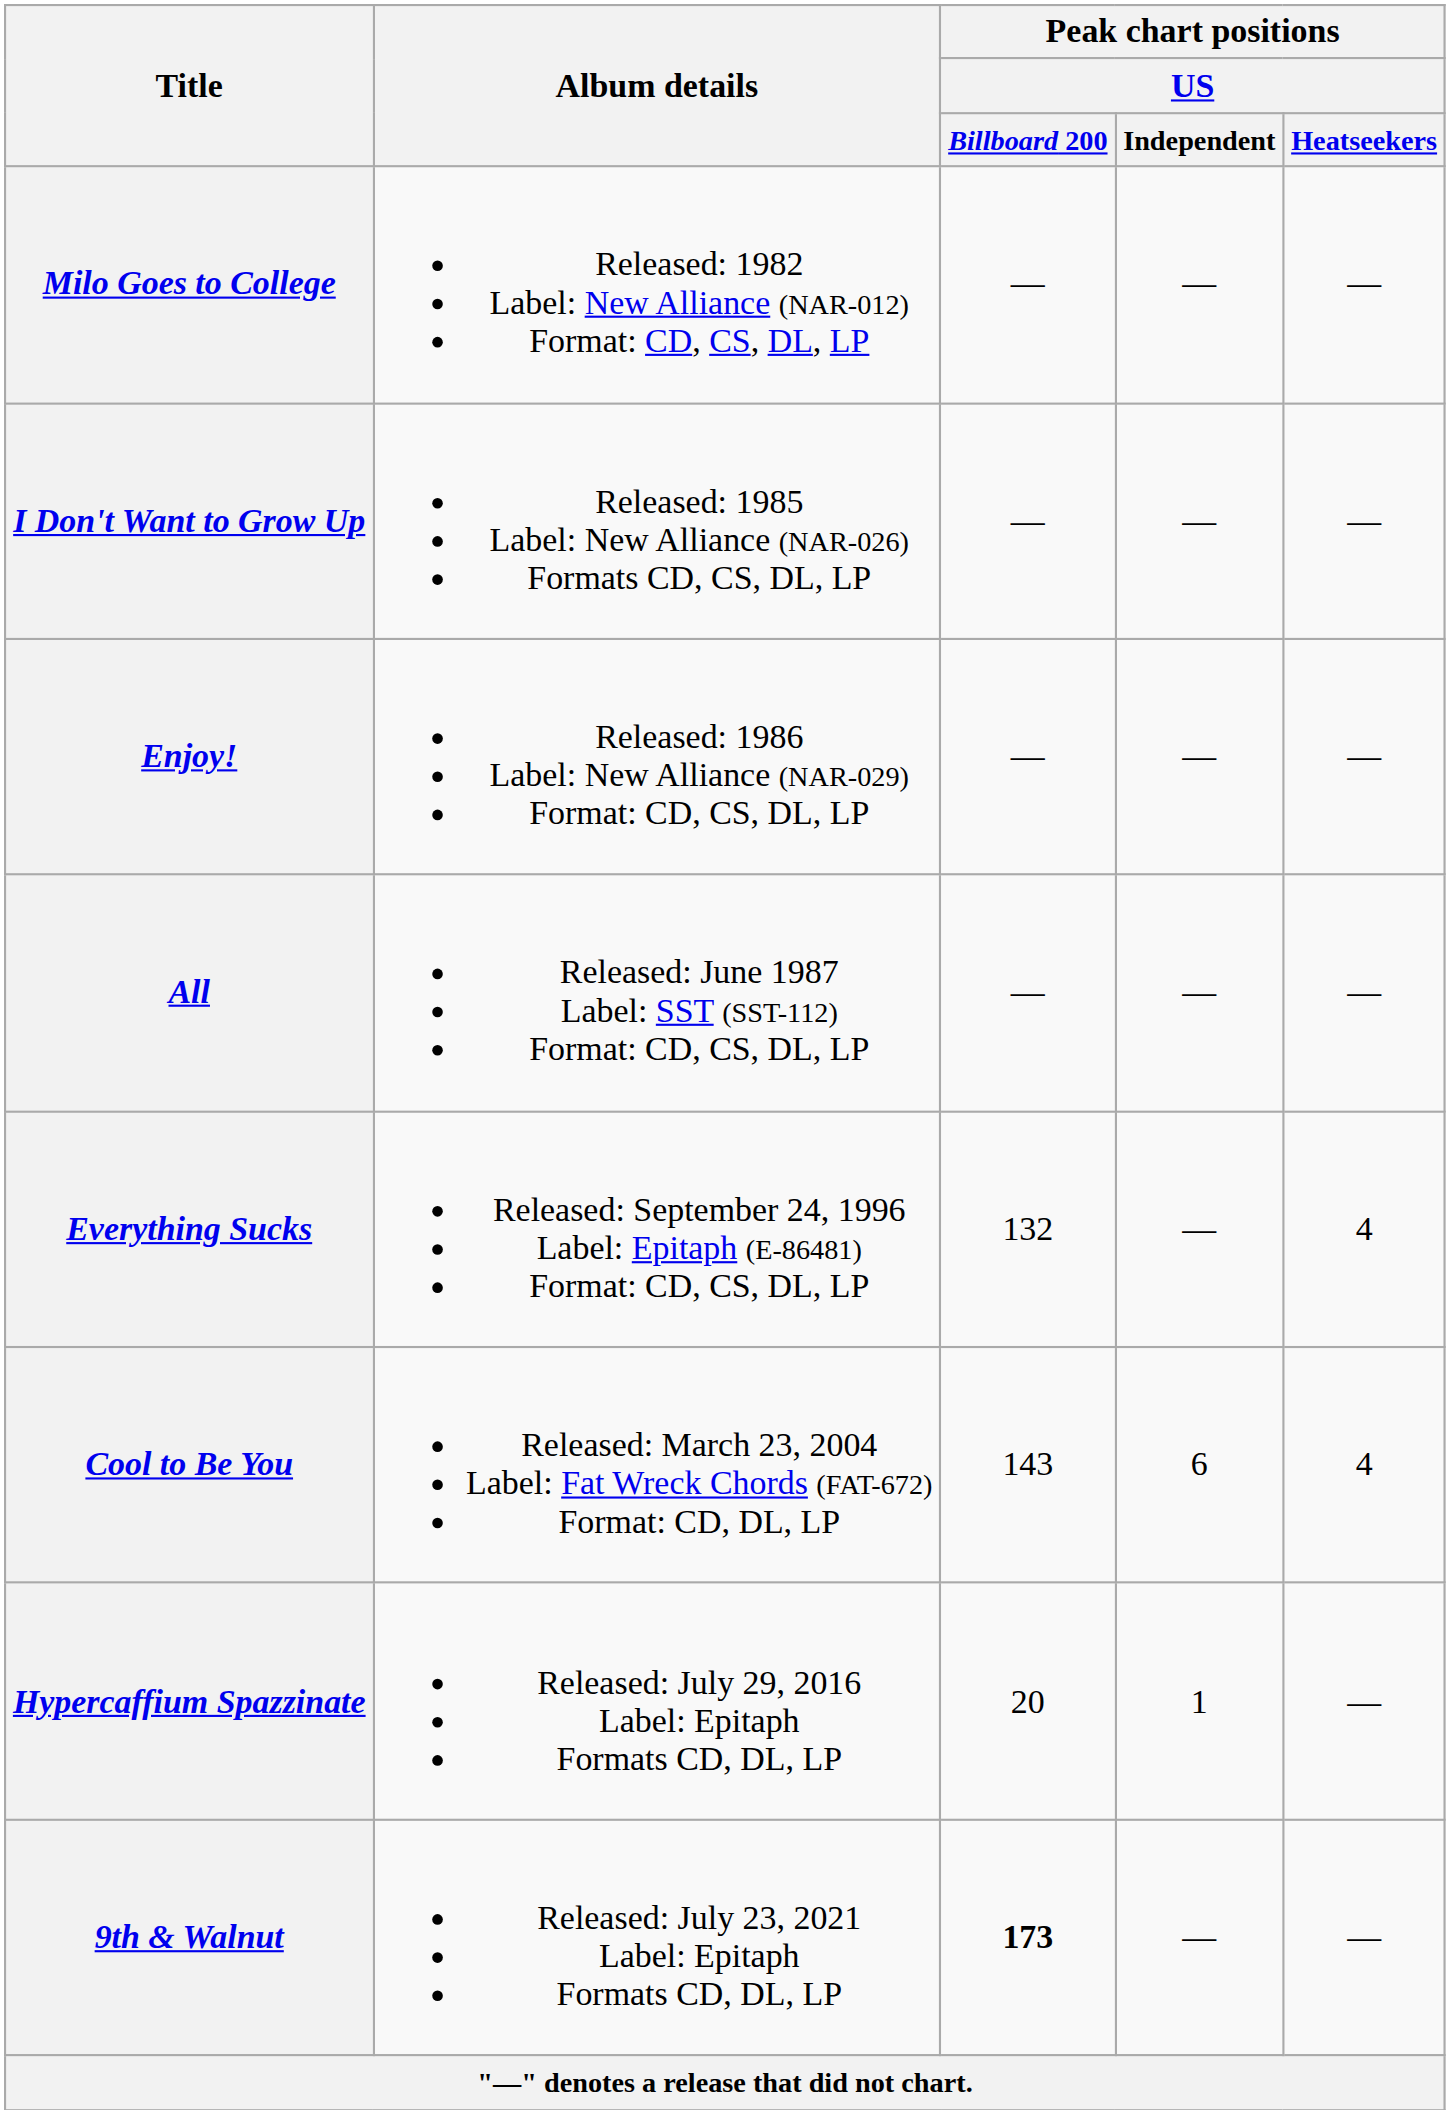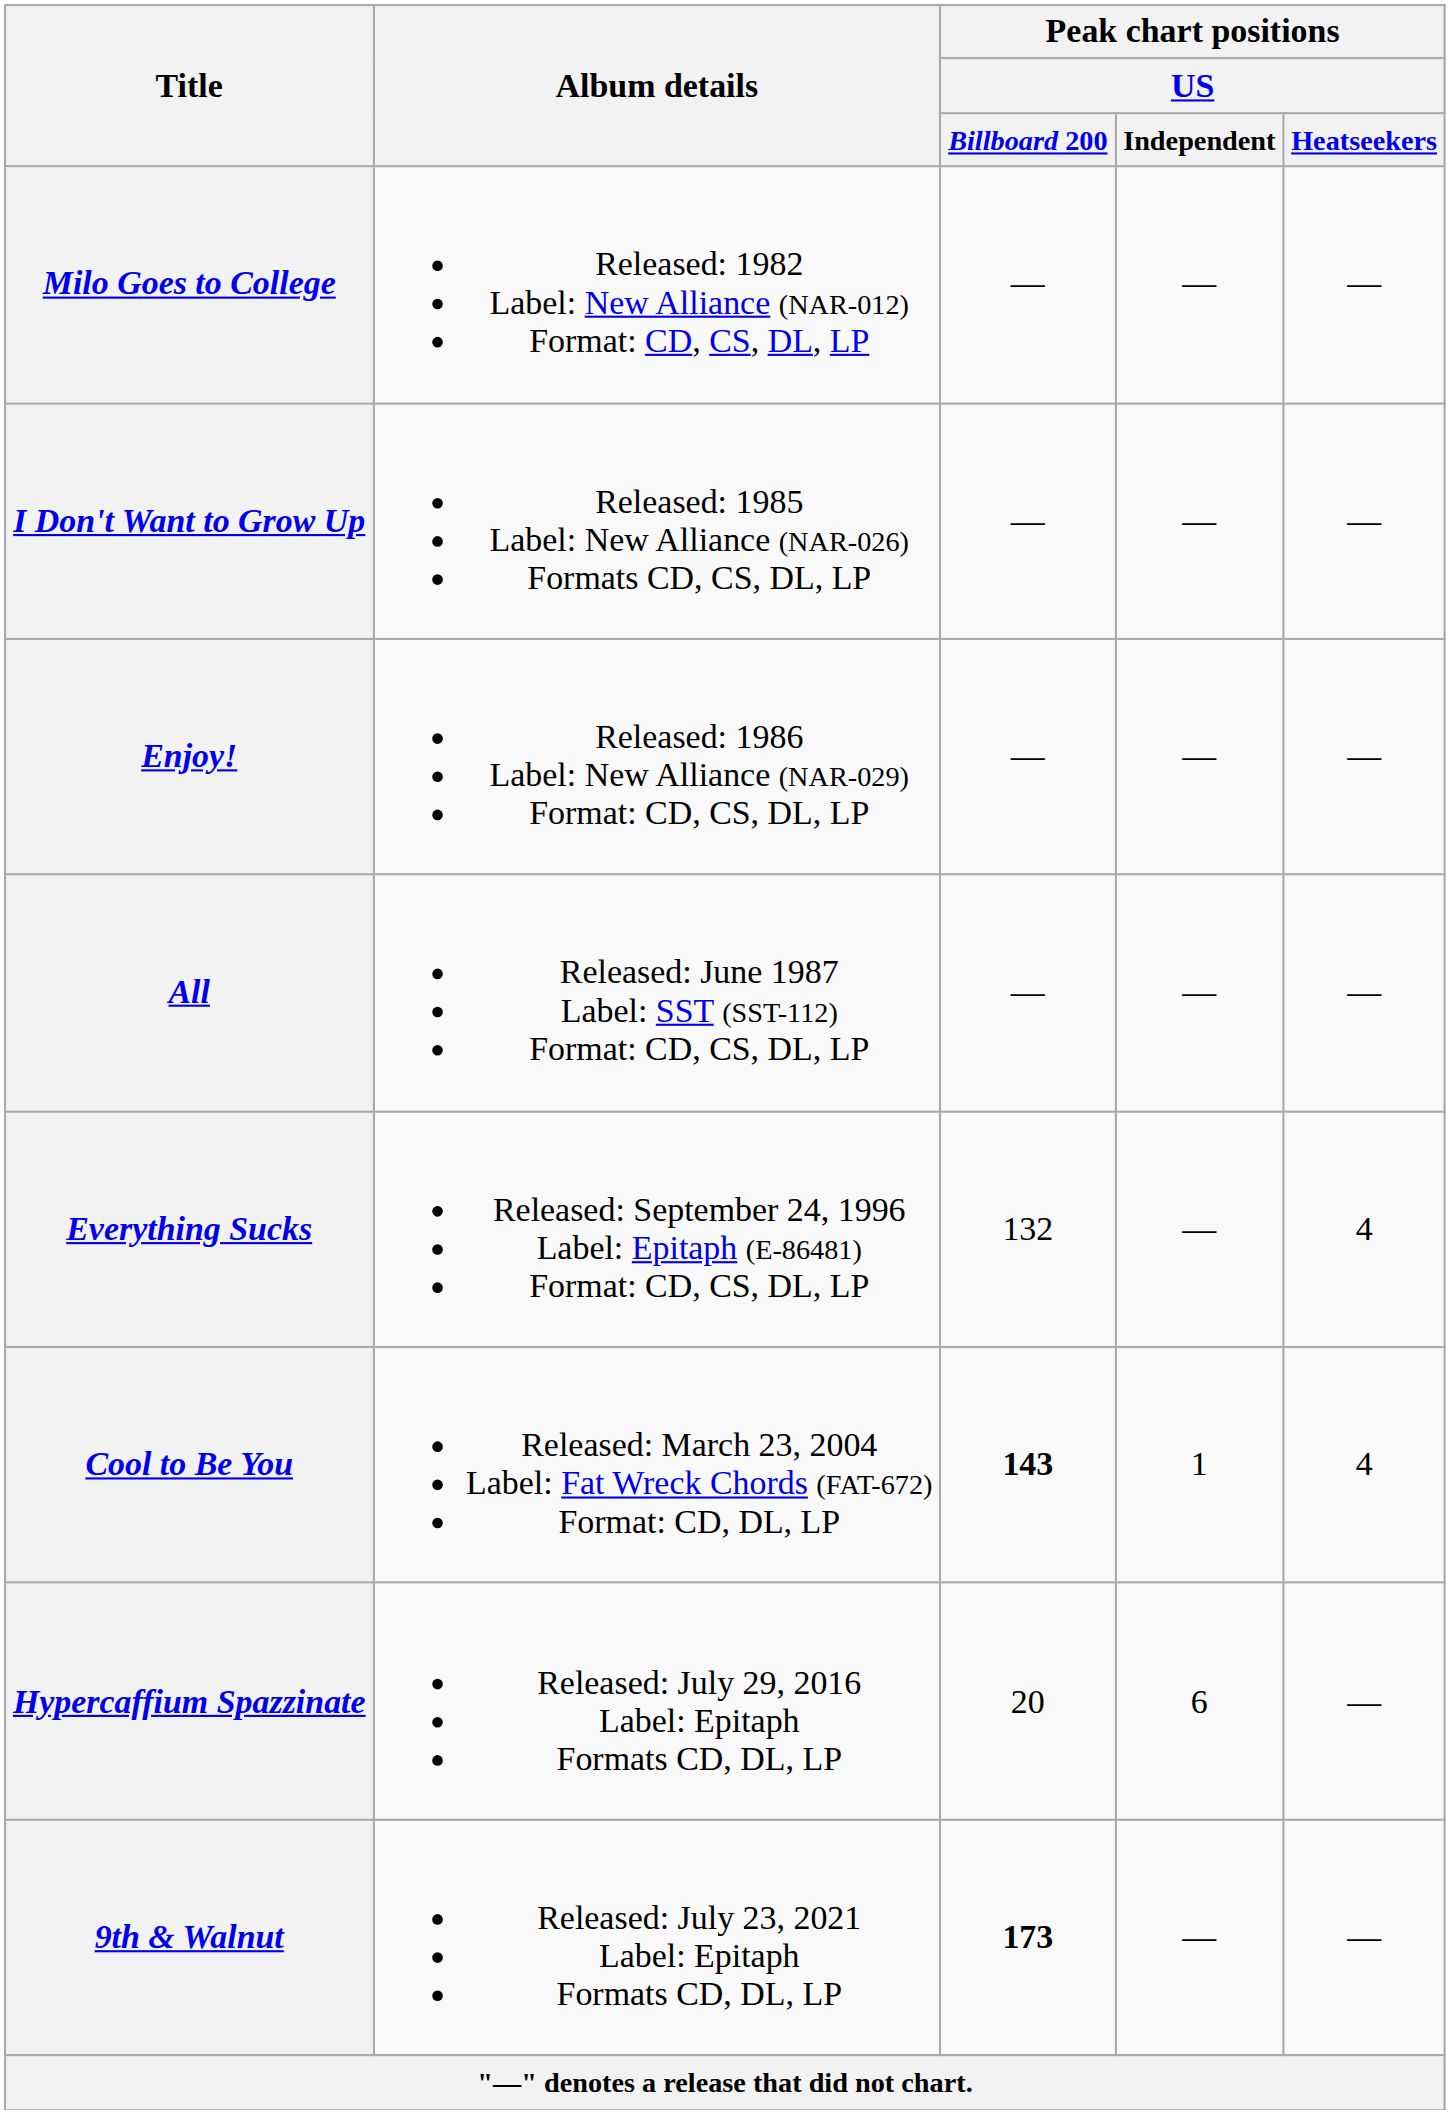(1028, 1464) normal -> (1028, 1464) bold
(1199, 1464) 6 -> (1199, 1464) 1
(1199, 1700) 1 -> (1199, 1700) 6
